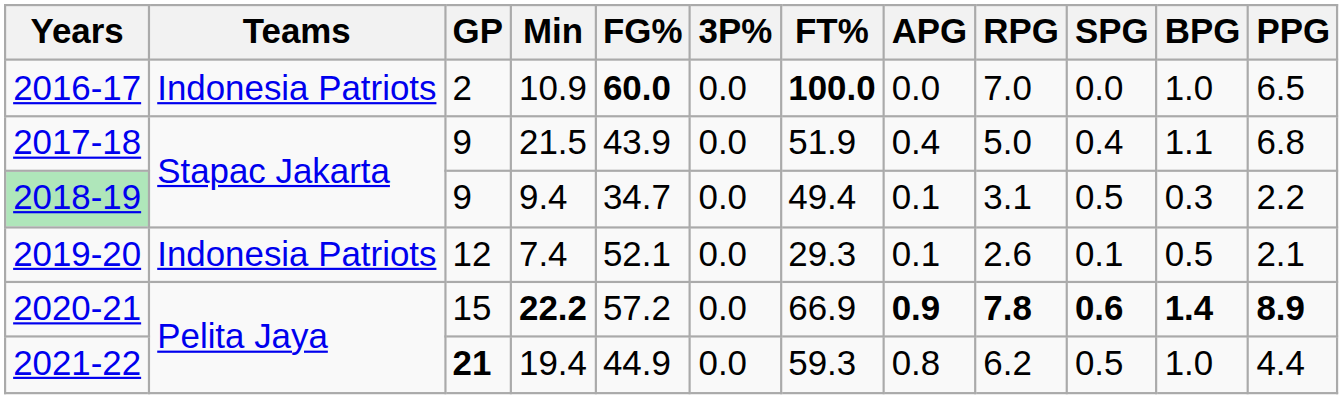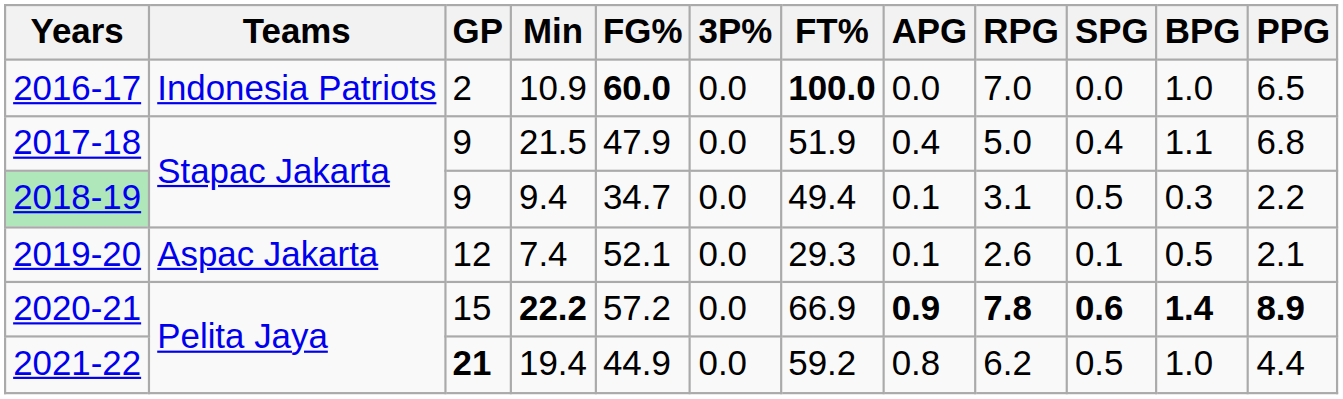(637, 142) 43.9 -> (637, 142) 47.9
(297, 253) Indonesia Patriots -> (268, 253) Aspac Jakarta
(822, 364) 59.3 -> (822, 364) 59.2
